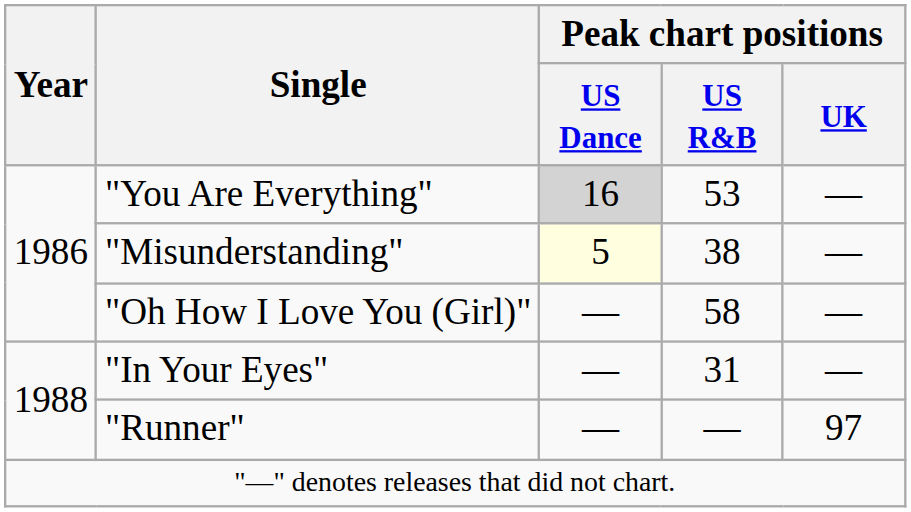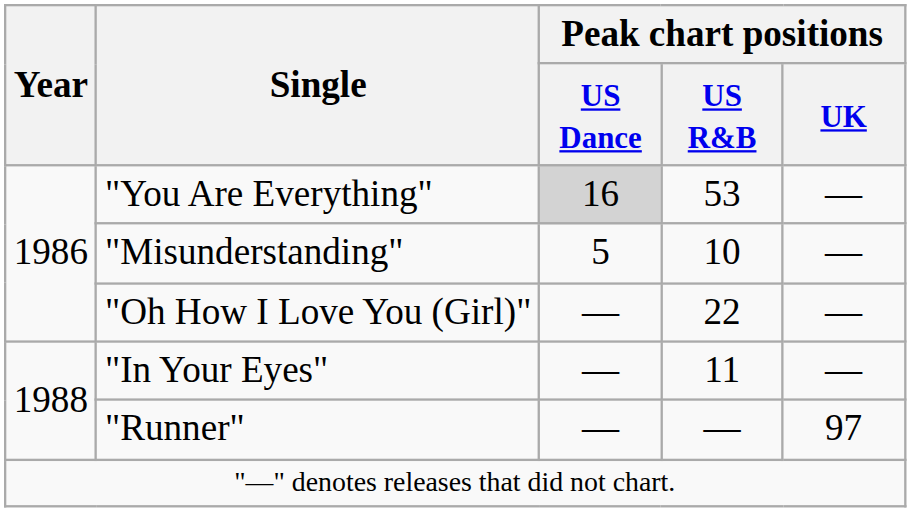(601, 252) lightyellow background -> (601, 252) no background
(722, 252) 38 -> (722, 252) 10
(722, 311) 58 -> (722, 311) 22
(722, 370) 31 -> (722, 370) 11
